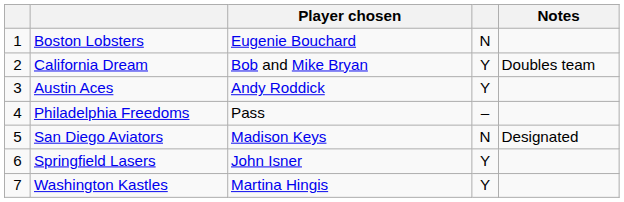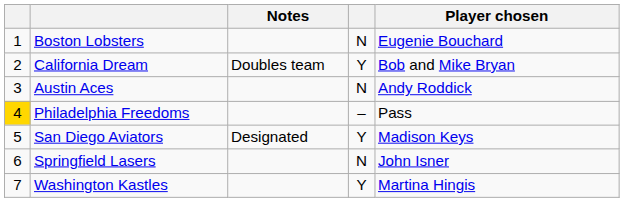columns swapped: (350, 16) <-> (558, 16)
(485, 88) Y -> (361, 88) N
(17, 112) no background -> (17, 112) gold background
(485, 137) N -> (361, 137) Y
(485, 161) Y -> (361, 161) N
